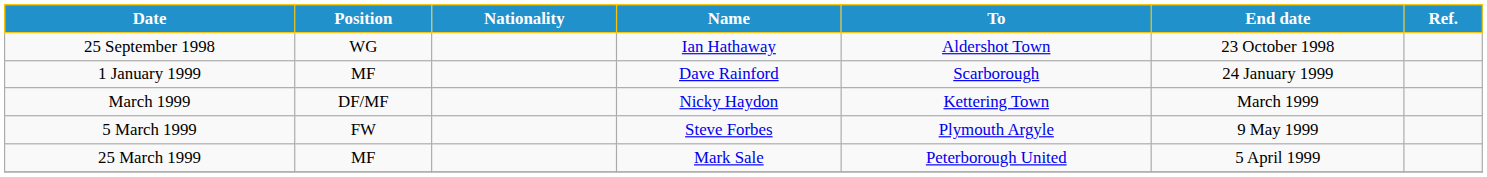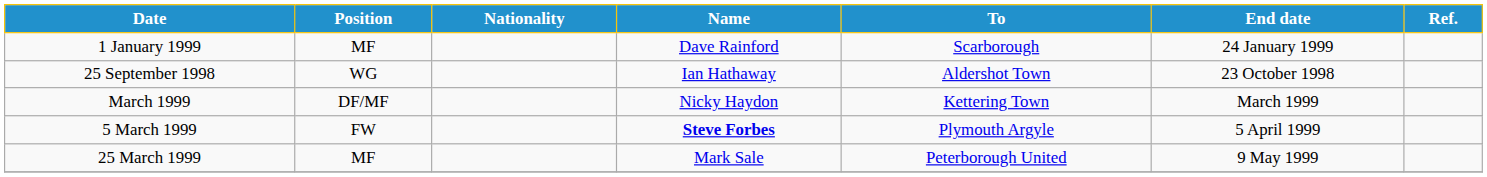rows swapped: (150, 46) <-> (150, 74)
(729, 129) normal -> (729, 129) bold
(1278, 129) 9 May 1999 -> (1278, 129) 5 April 1999
(1278, 157) 5 April 1999 -> (1278, 157) 9 May 1999
